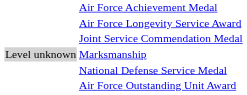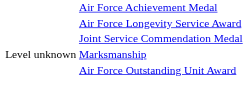(41, 54) lightgrey background -> (41, 54) no background
- row: (153, 70)
